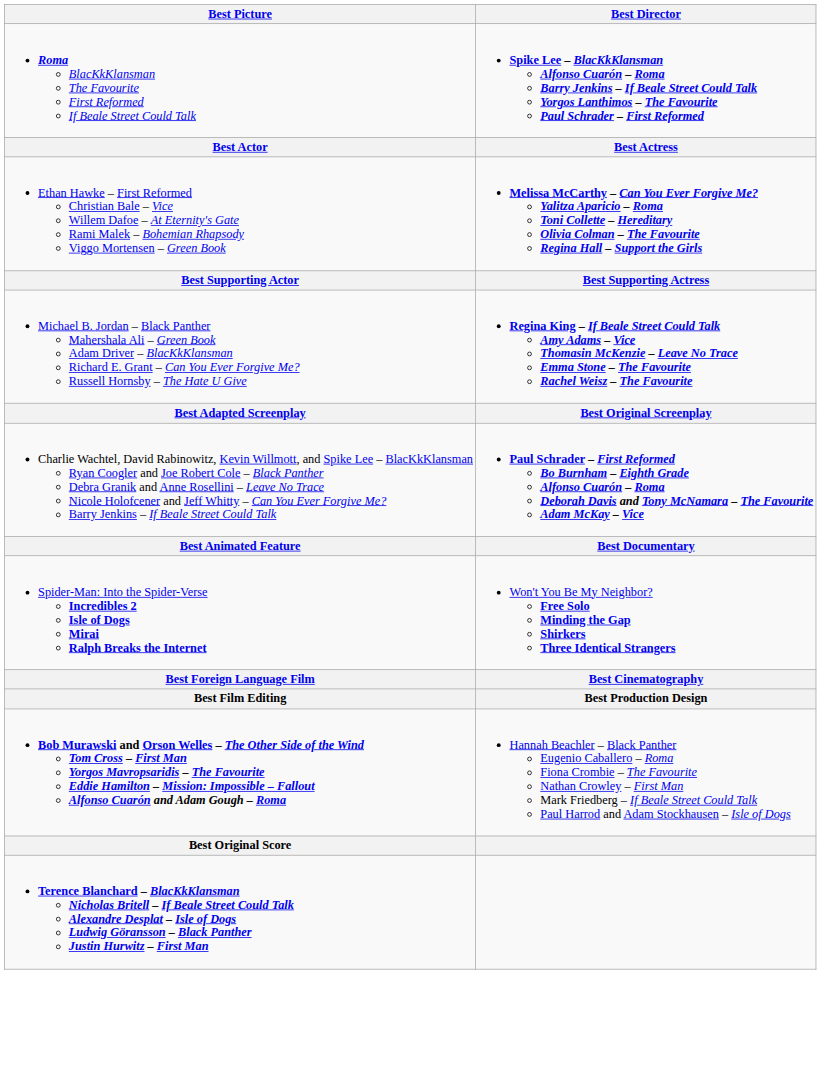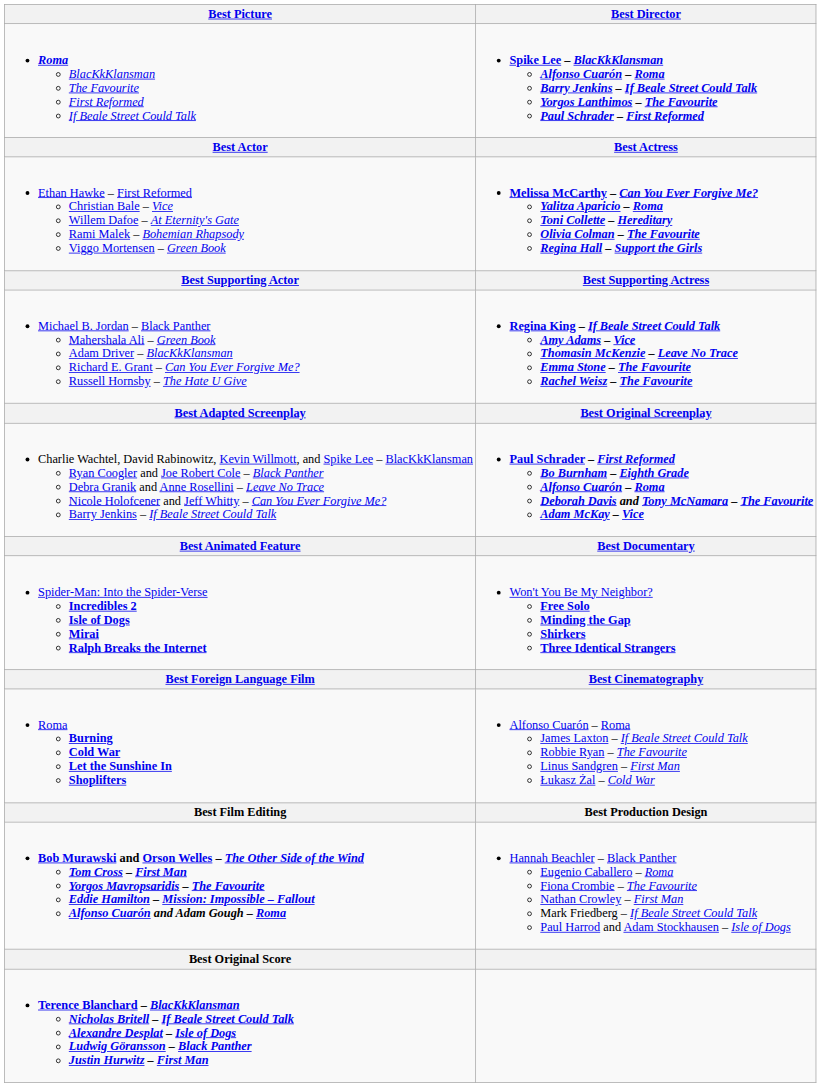+ row: (240, 753)
